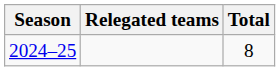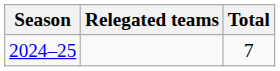(249, 50) 8 -> (249, 50) 7
